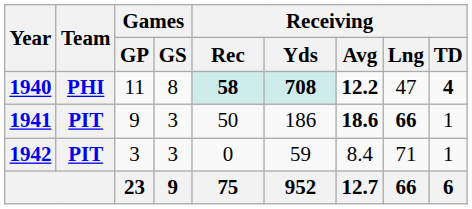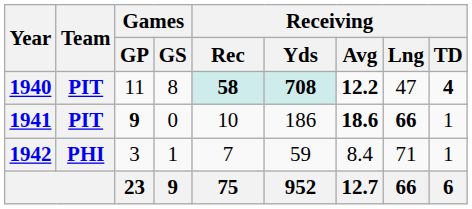(86, 87) PHI -> (86, 87) PIT
(135, 120) normal -> (135, 120) bold
(173, 120) 3 -> (173, 120) 0
(228, 120) 50 -> (228, 120) 10
(86, 154) PIT -> (86, 154) PHI
(173, 154) 3 -> (173, 154) 1
(228, 154) 0 -> (228, 154) 7
